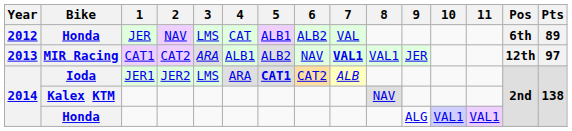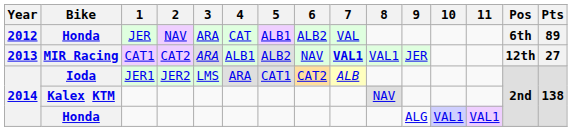(208, 35) LMS -> (208, 35) ARA
(553, 55) 97 -> (553, 55) 27
(276, 76) bold -> (276, 76) normal
